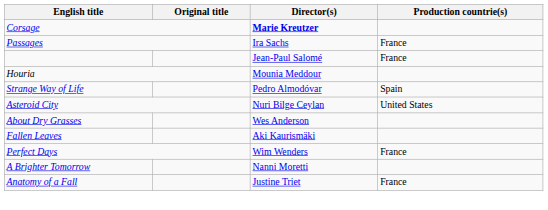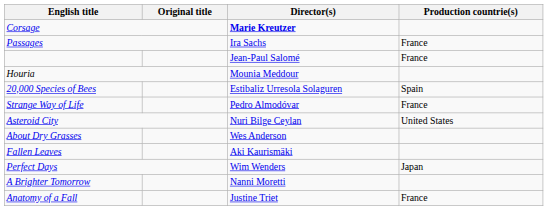+ row: (51, 89)
(391, 89) Spain -> (414, 105) France
(393, 151) France -> (412, 167) Japan
